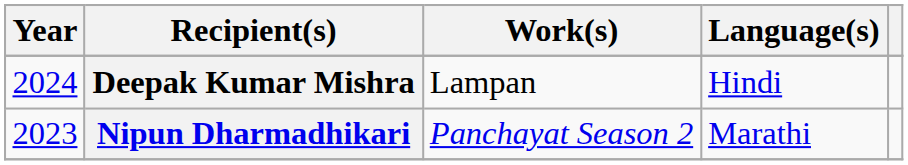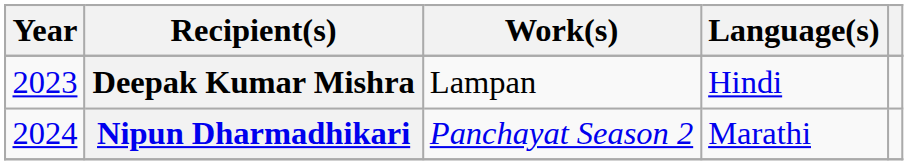(45, 81) 2024 -> (45, 81) 2023
(45, 133) 2023 -> (45, 133) 2024
